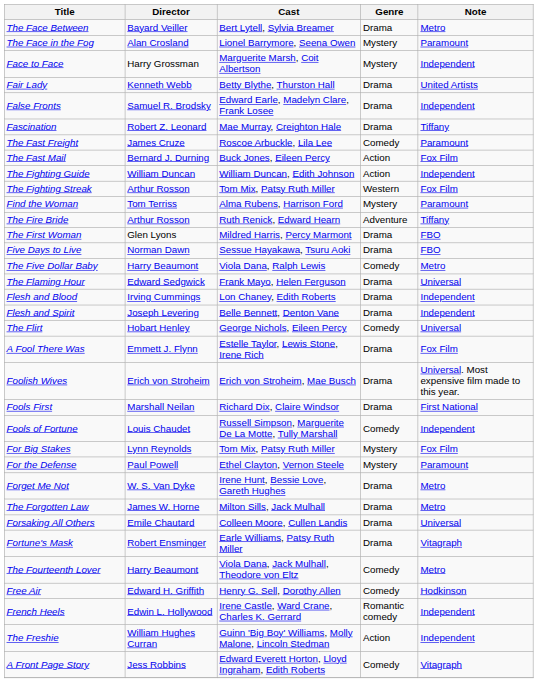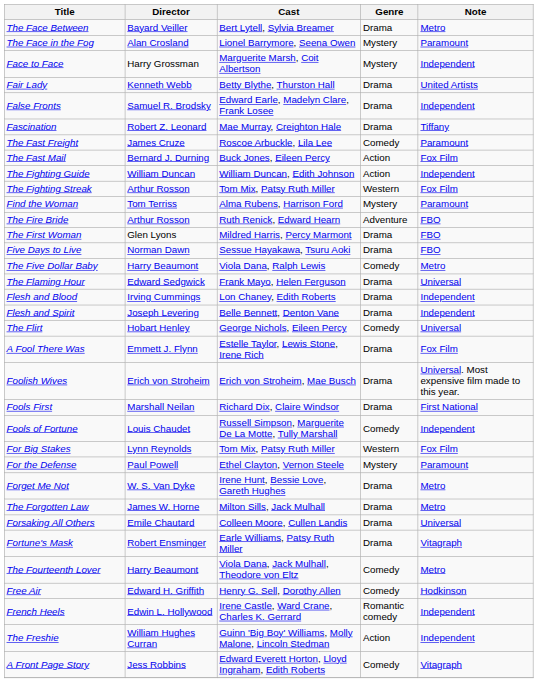(435, 219) Tiffany -> (430, 219) FBO
(380, 449) Mystery -> (381, 449) Western
